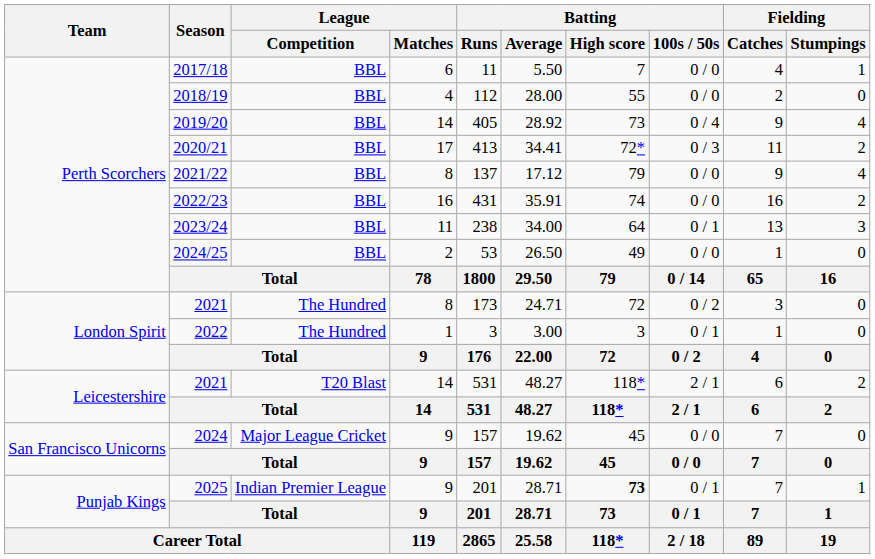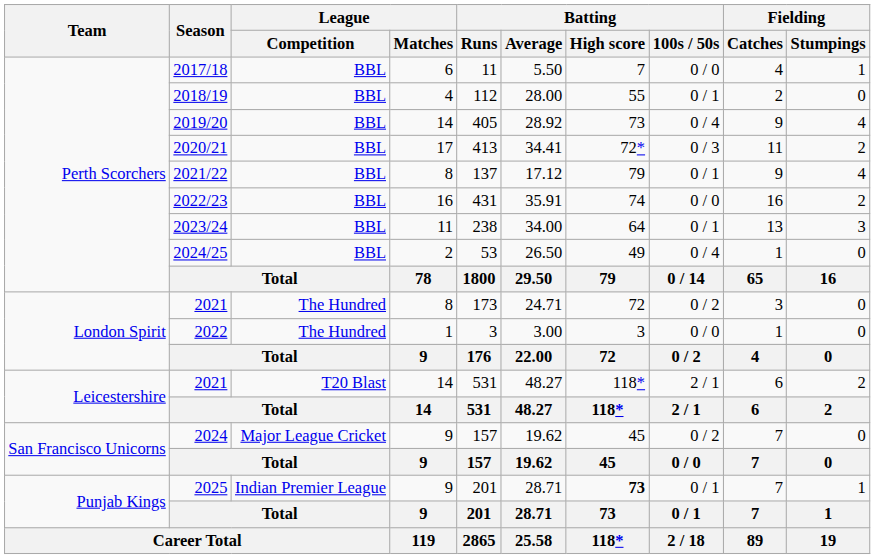(705, 95) 0 / 0 -> (705, 95) 0 / 1
(705, 174) 0 / 0 -> (705, 174) 0 / 1
(705, 252) 0 / 0 -> (705, 252) 0 / 4
(705, 331) 0 / 1 -> (705, 331) 0 / 0
(705, 435) 0 / 0 -> (705, 435) 0 / 2
